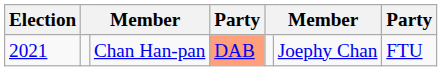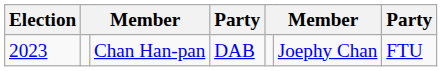(28, 50) 2021 -> (28, 50) 2023
(234, 50) lightsalmon background -> (234, 50) no background
